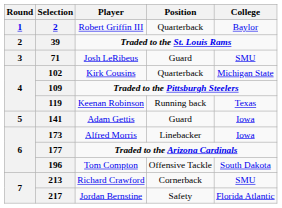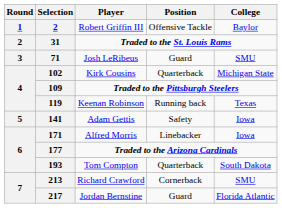(180, 27) Quarterback -> (180, 27) Offensive Tackle
(55, 42) 39 -> (55, 42) 31
(180, 119) Guard -> (180, 119) Safety
(55, 134) 173 -> (55, 134) 171
(55, 165) 196 -> (55, 165) 193
(180, 165) Offensive Tackle -> (180, 165) Quarterback
(180, 195) Safety -> (180, 195) Guard
